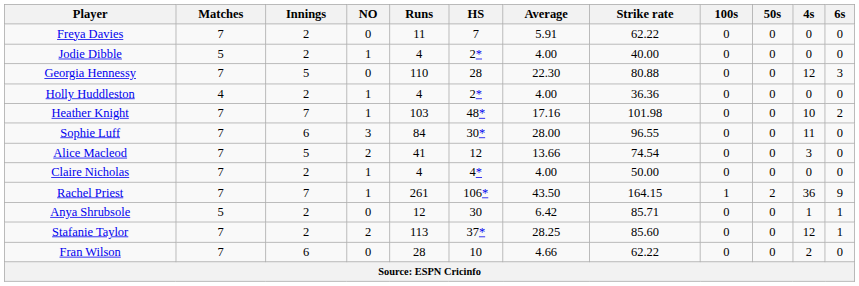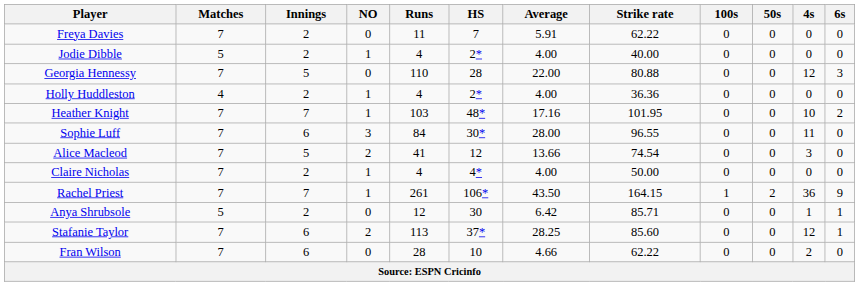(546, 73) 22.30 -> (546, 73) 22.00
(645, 113) 101.98 -> (645, 113) 101.95
(306, 232) 2 -> (306, 232) 6
